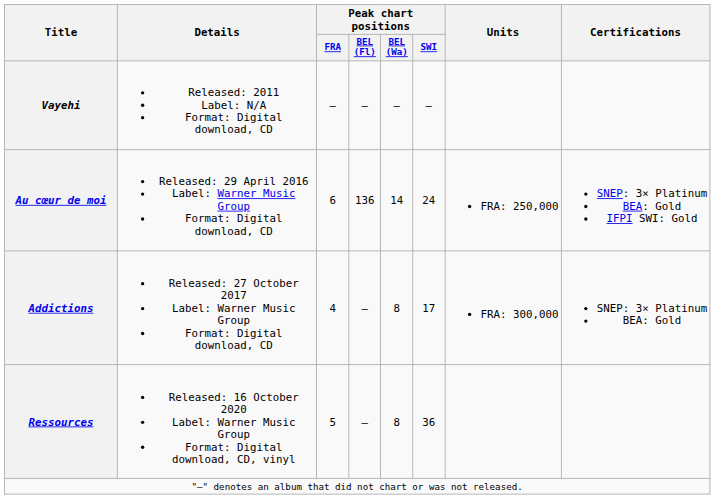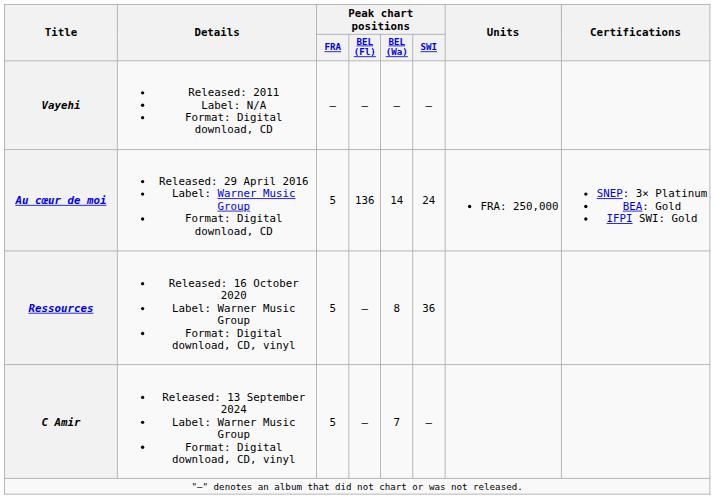(333, 200) 6 -> (333, 200) 5
- row: (61, 308)
+ row: (61, 422)
